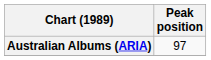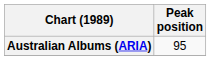(180, 45) 97 -> (180, 45) 95
